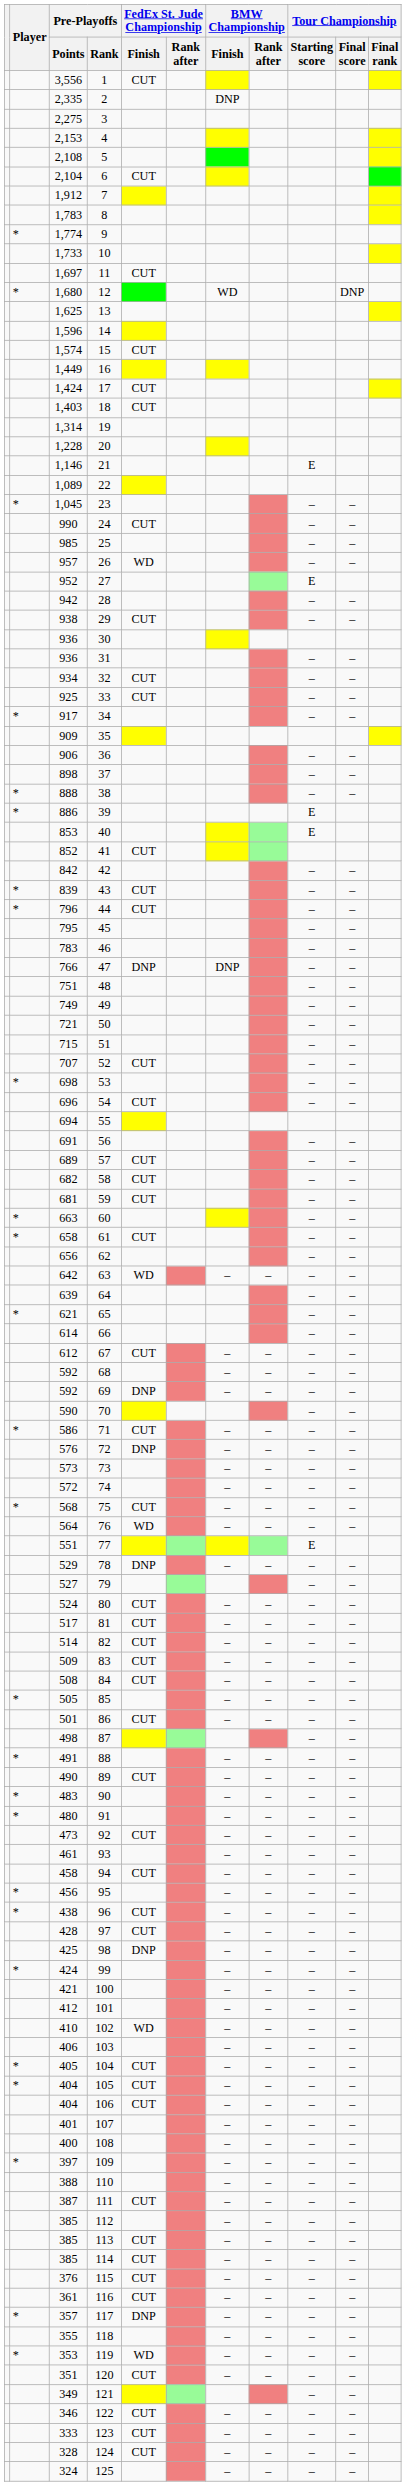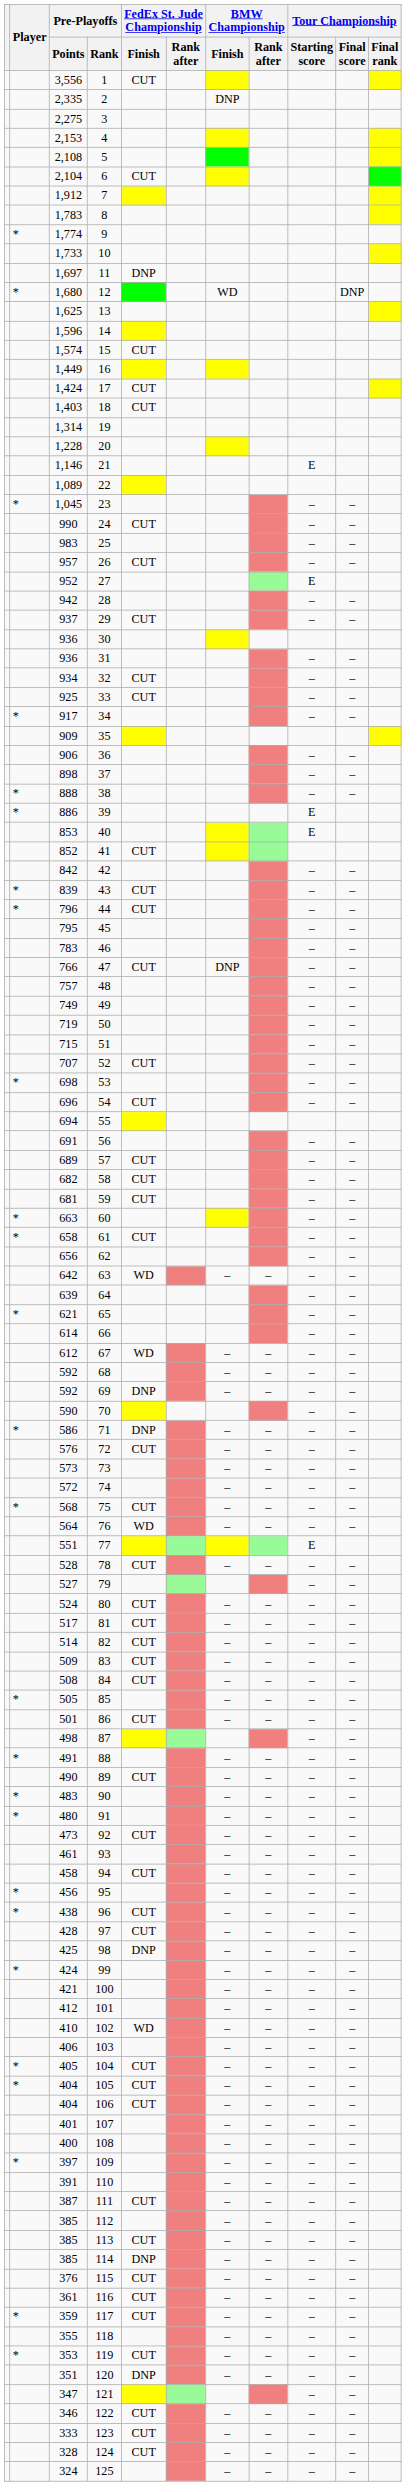(144, 272) CUT -> (144, 272) DNP
(68, 542) 985 -> (68, 542) 983
(144, 562) WD -> (144, 562) CUT
(68, 620) 938 -> (68, 620) 937
(144, 967) DNP -> (144, 967) CUT
(68, 986) 751 -> (68, 986) 757
(68, 1025) 721 -> (68, 1025) 719
(144, 1352) CUT -> (144, 1352) WD
(144, 1430) CUT -> (144, 1430) DNP
(144, 1449) DNP -> (144, 1449) CUT
(68, 1565) 529 -> (68, 1565) 528
(144, 1565) DNP -> (144, 1565) CUT
(68, 2182) 388 -> (68, 2182) 391
(144, 2259) CUT -> (144, 2259) DNP
(68, 2317) 357 -> (68, 2317) 359
(144, 2317) DNP -> (144, 2317) CUT
(144, 2355) WD -> (144, 2355) CUT
(144, 2374) CUT -> (144, 2374) DNP
(68, 2394) 349 -> (68, 2394) 347
